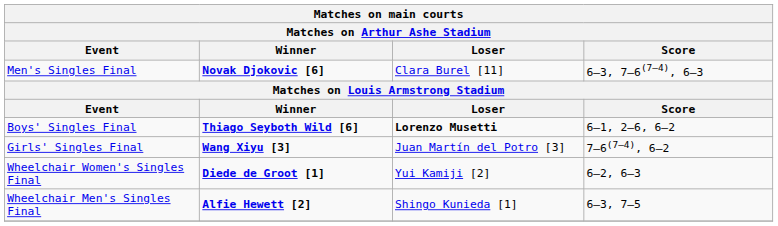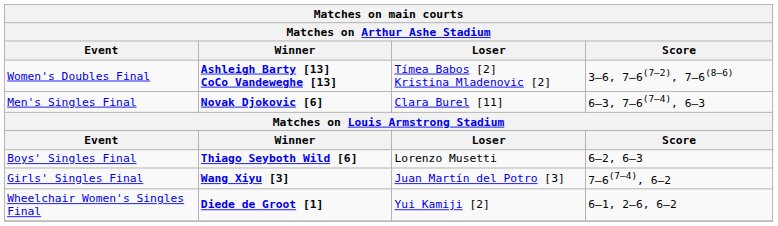+ row: (79, 75)
(446, 127) bold -> (446, 159) normal
(631, 127) 6–1, 2–6, 6–2 -> (616, 159) 6–2, 6–3
(614, 173) 6–2, 6–3 -> (633, 205) 6–1, 2–6, 6–2
- row: (89, 205)
